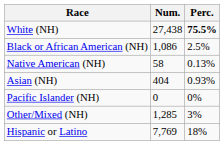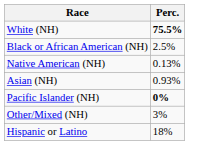- column: (168, 13)
(194, 98) normal -> (161, 98) bold
